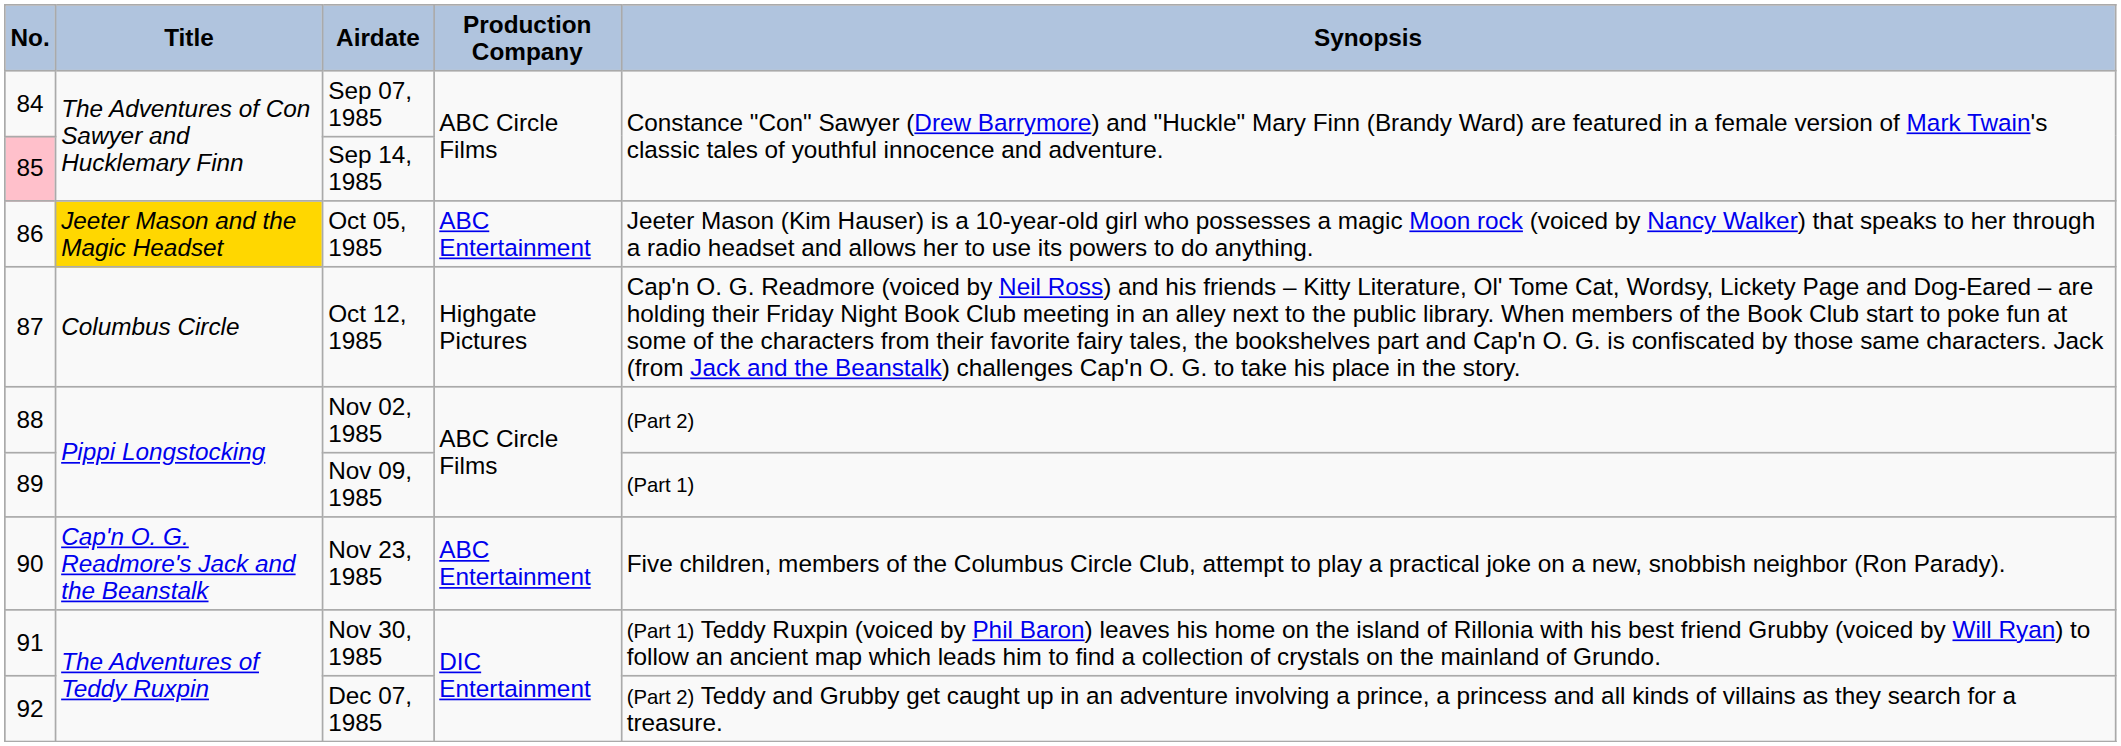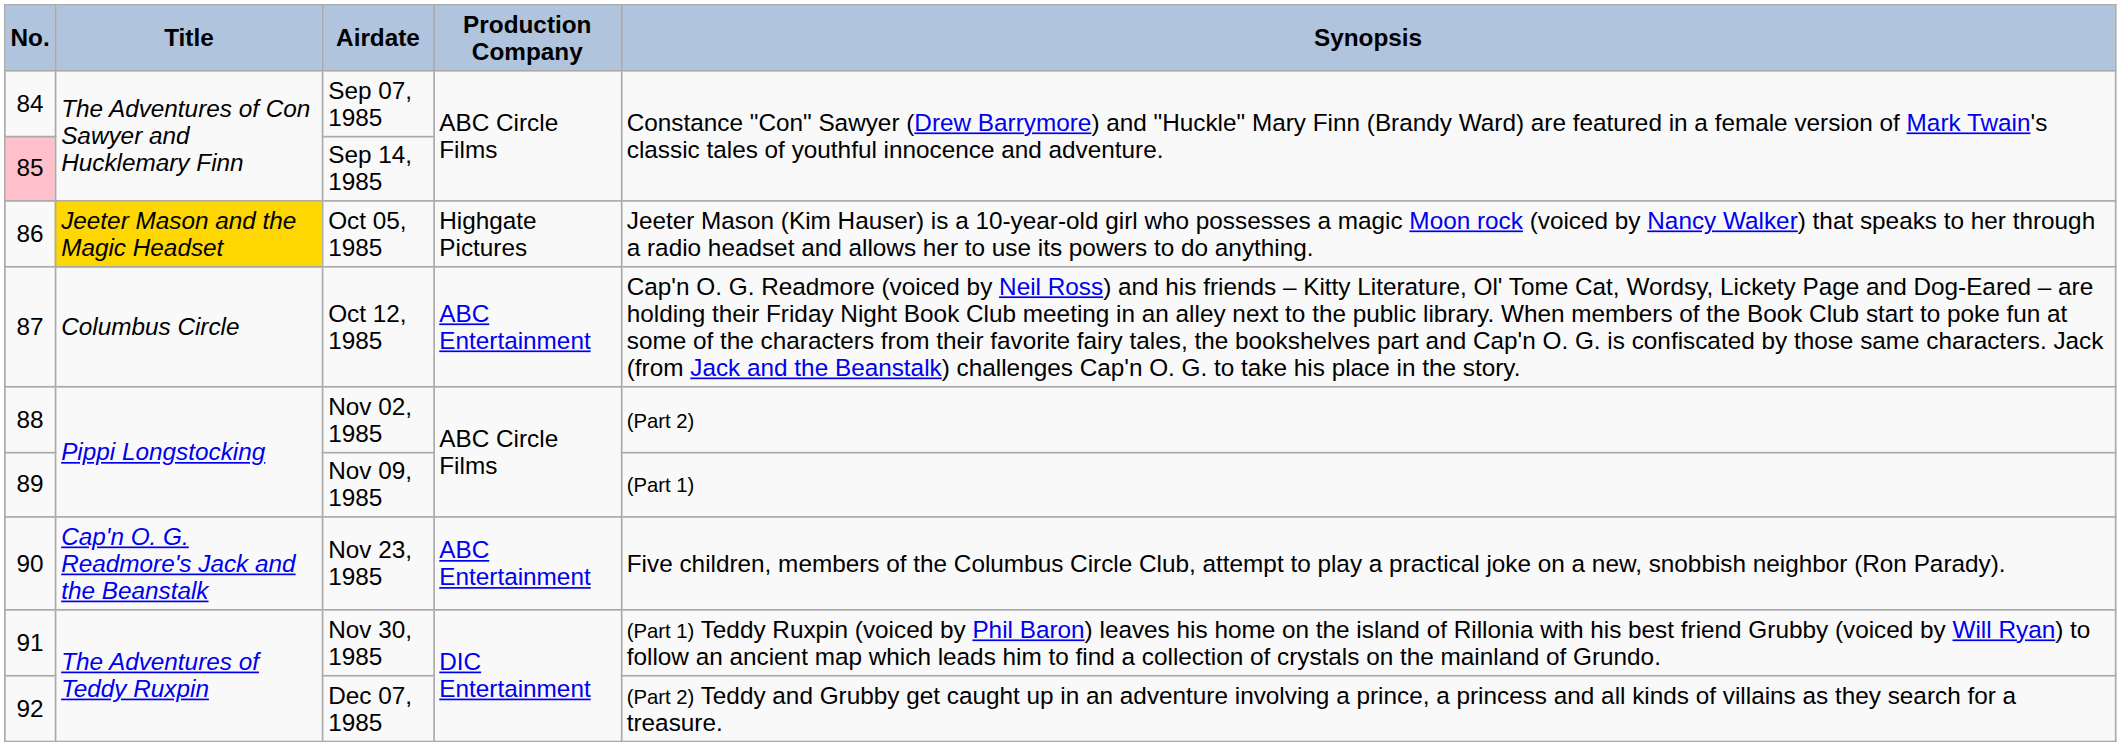(515, 234) ABC Entertainment -> (488, 234) Highgate Pictures
(488, 327) Highgate Pictures -> (515, 327) ABC Entertainment
